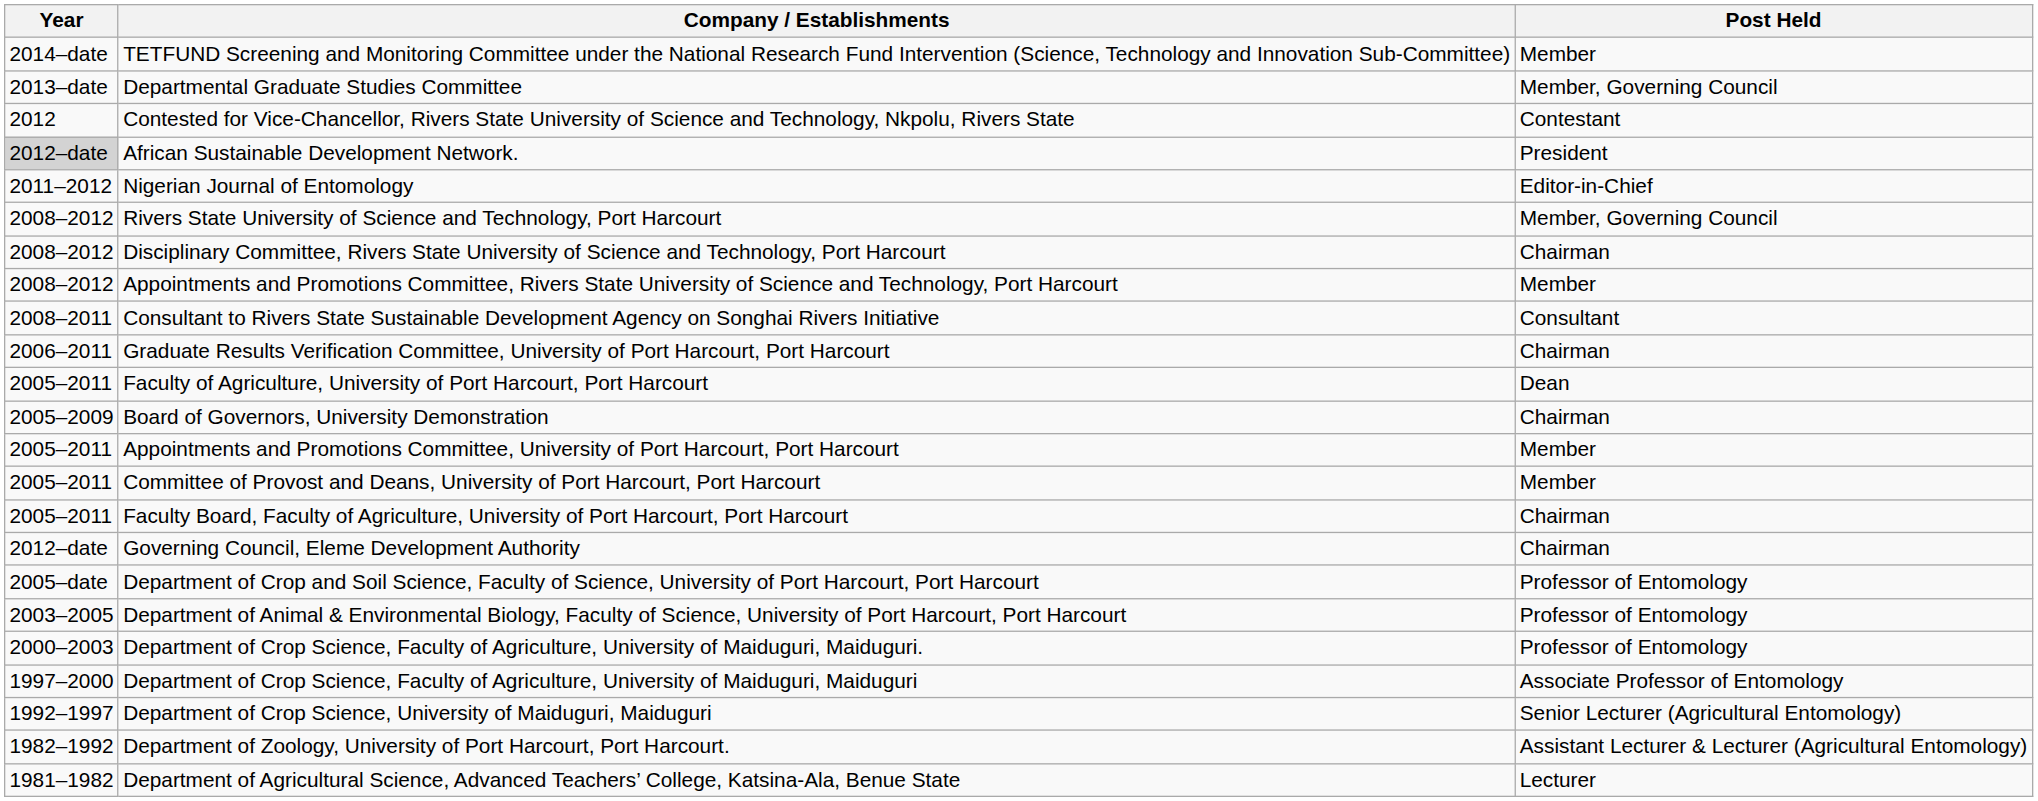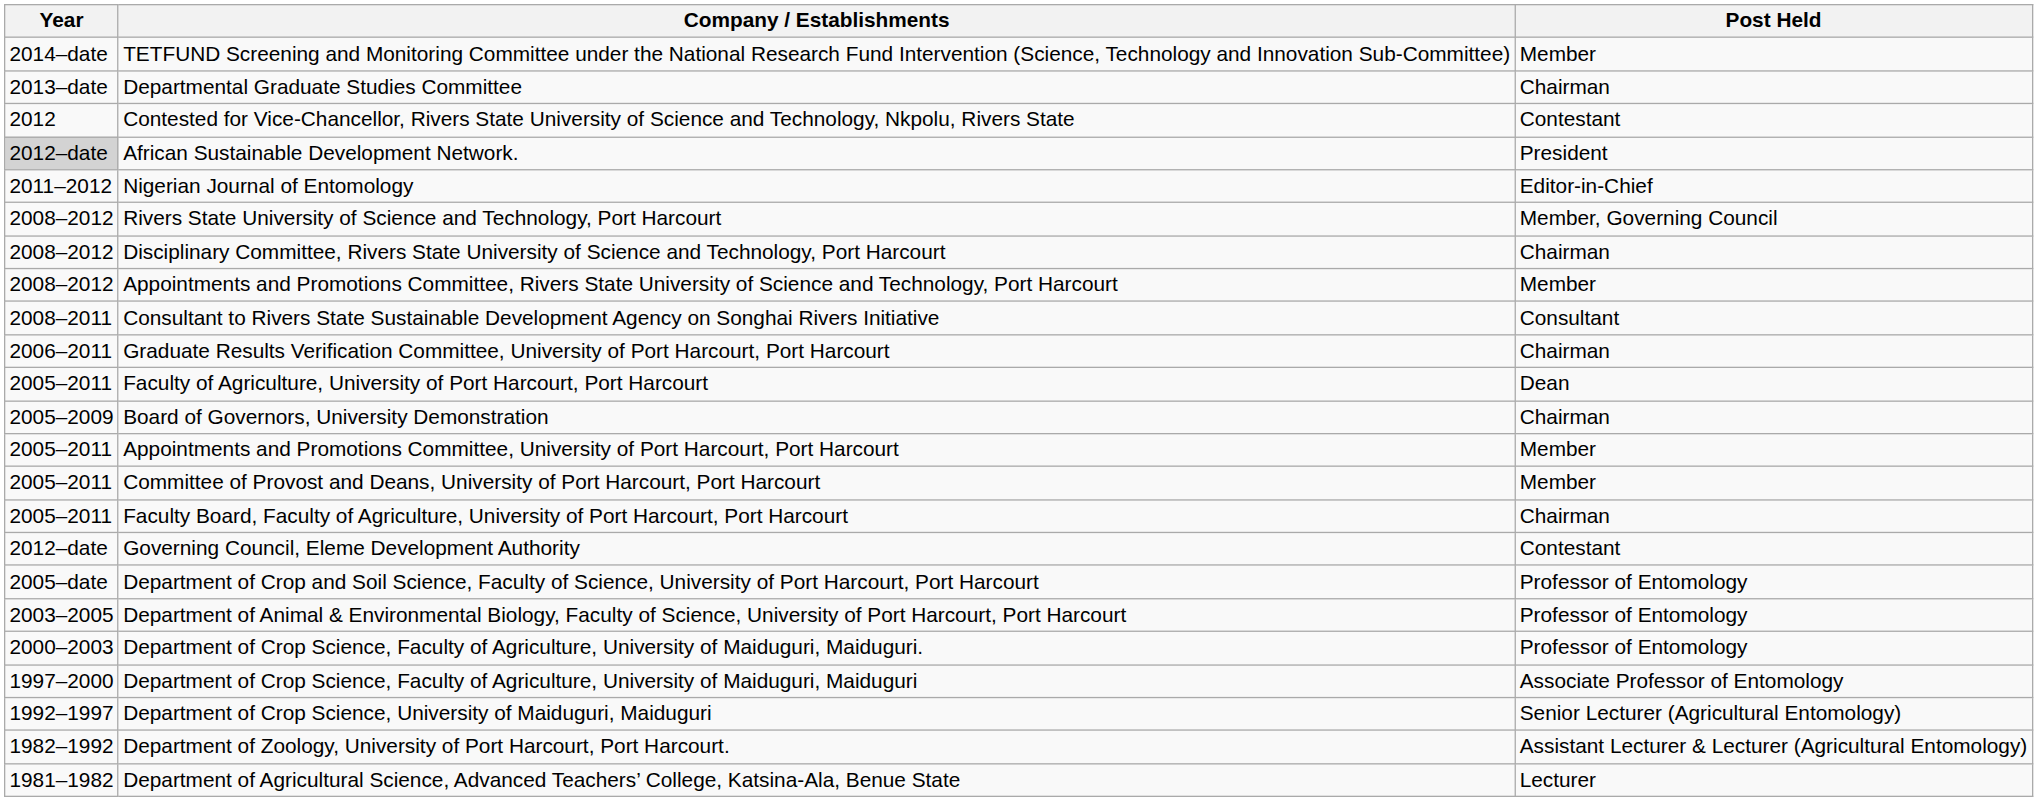(1649, 86) Member, Governing Council -> (1565, 86) Chairman
(1565, 548) Chairman -> (1570, 548) Contestant
